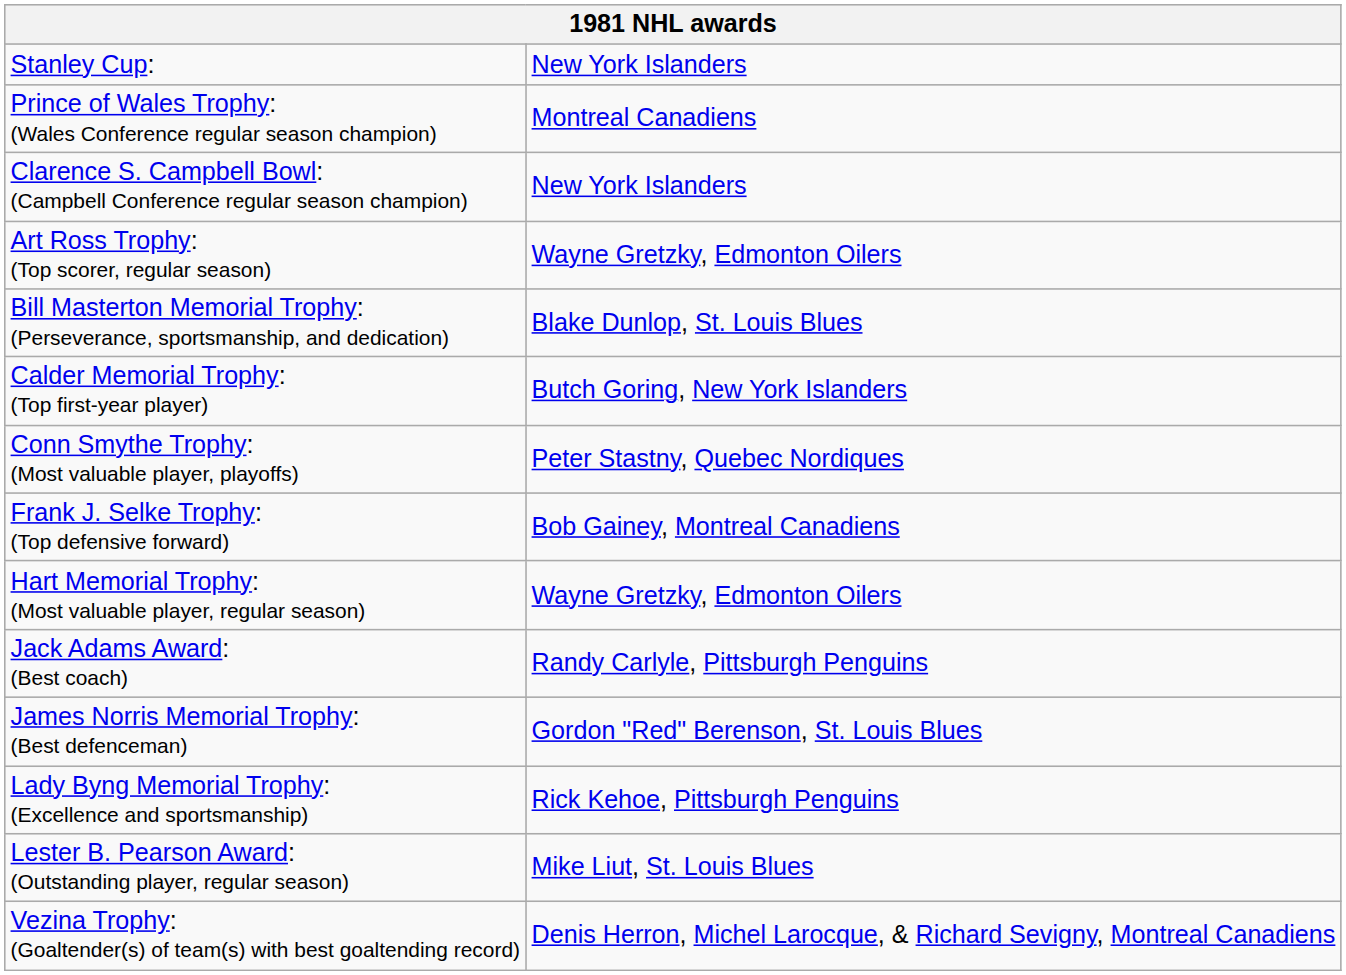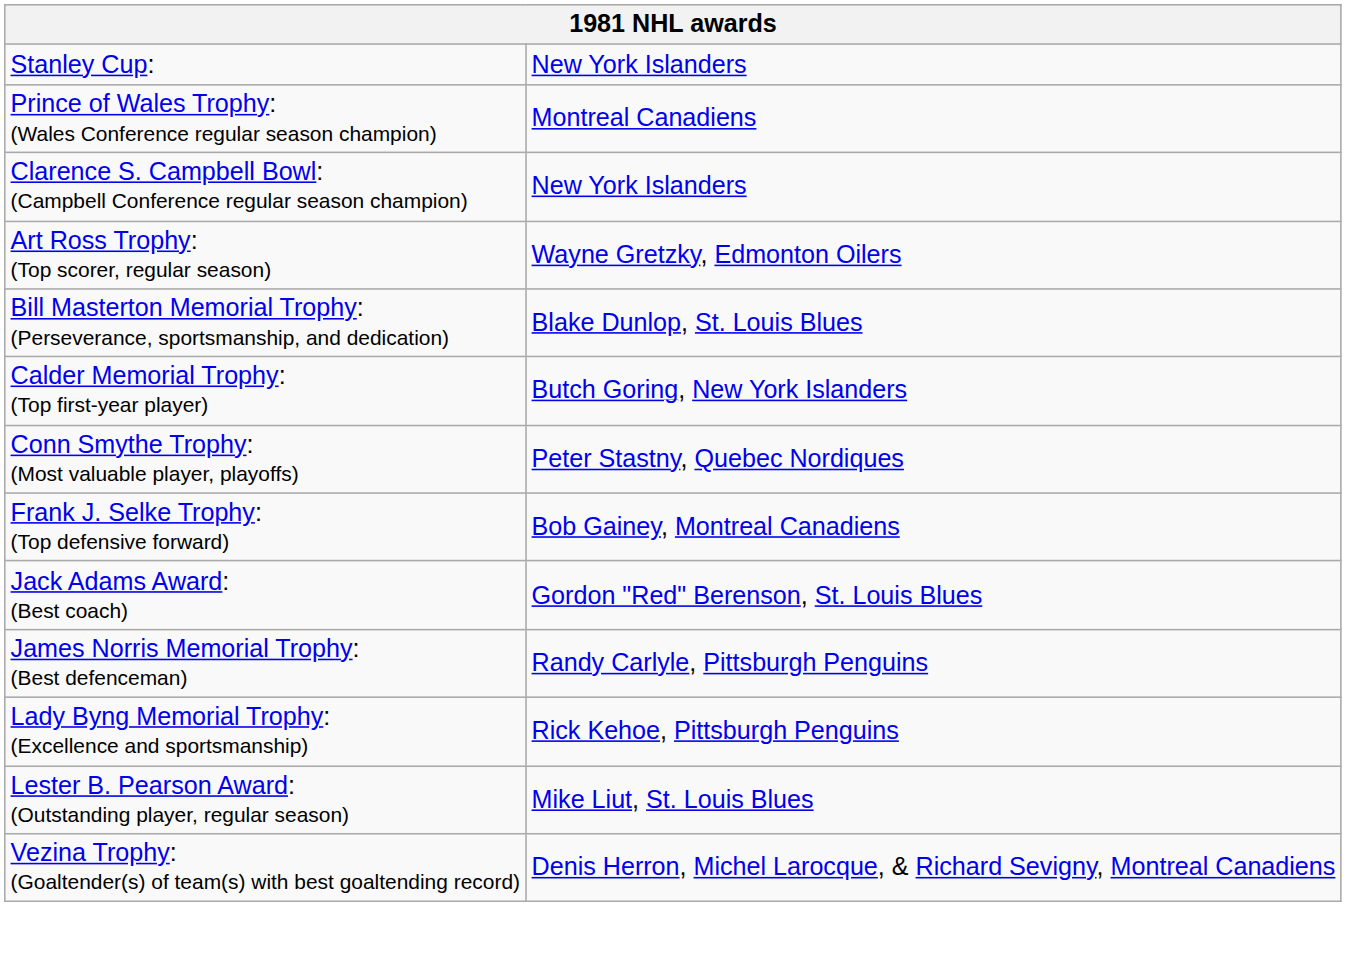- row: (188, 594)
(730, 663) Randy Carlyle, Pittsburgh Penguins -> (757, 594) Gordon "Red" Berenson, St. Louis Blues
(757, 731) Gordon "Red" Berenson, St. Louis Blues -> (730, 663) Randy Carlyle, Pittsburgh Penguins
